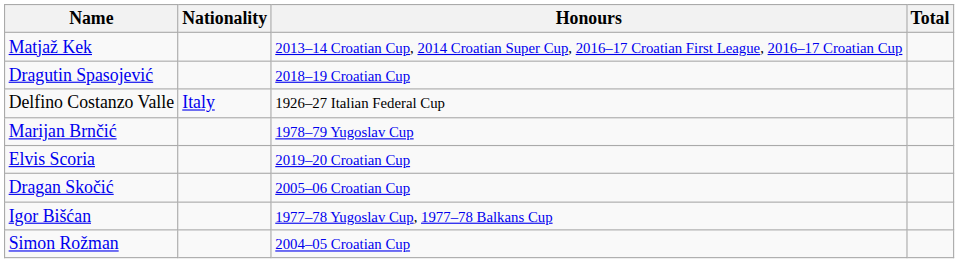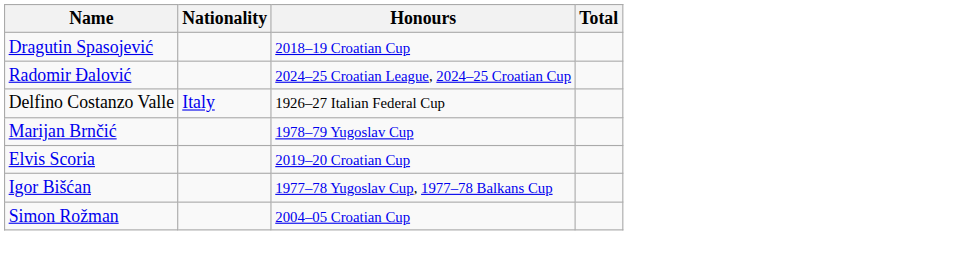- row: (50, 46)
+ row: (70, 74)
- row: (61, 187)
